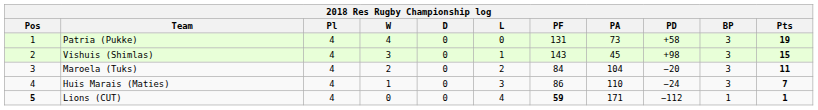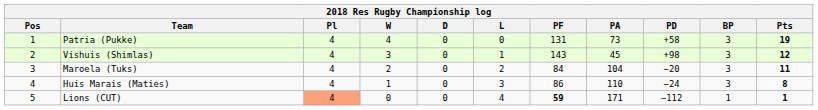(785, 55) 15 -> (785, 55) 12
(785, 84) 7 -> (785, 84) 8
(33, 98) bold -> (33, 98) normal
(332, 98) no background -> (332, 98) lightsalmon background
